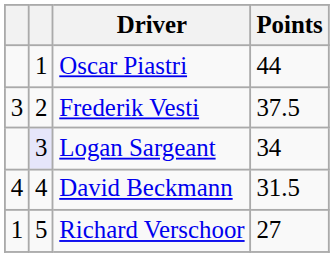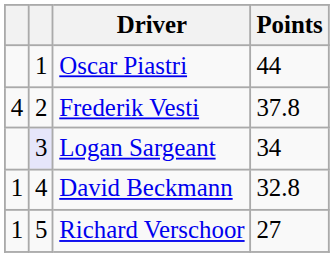(17, 106) 3 -> (17, 106) 4
(278, 106) 37.5 -> (278, 106) 37.8
(17, 188) 4 -> (17, 188) 1
(278, 188) 31.5 -> (278, 188) 32.8
